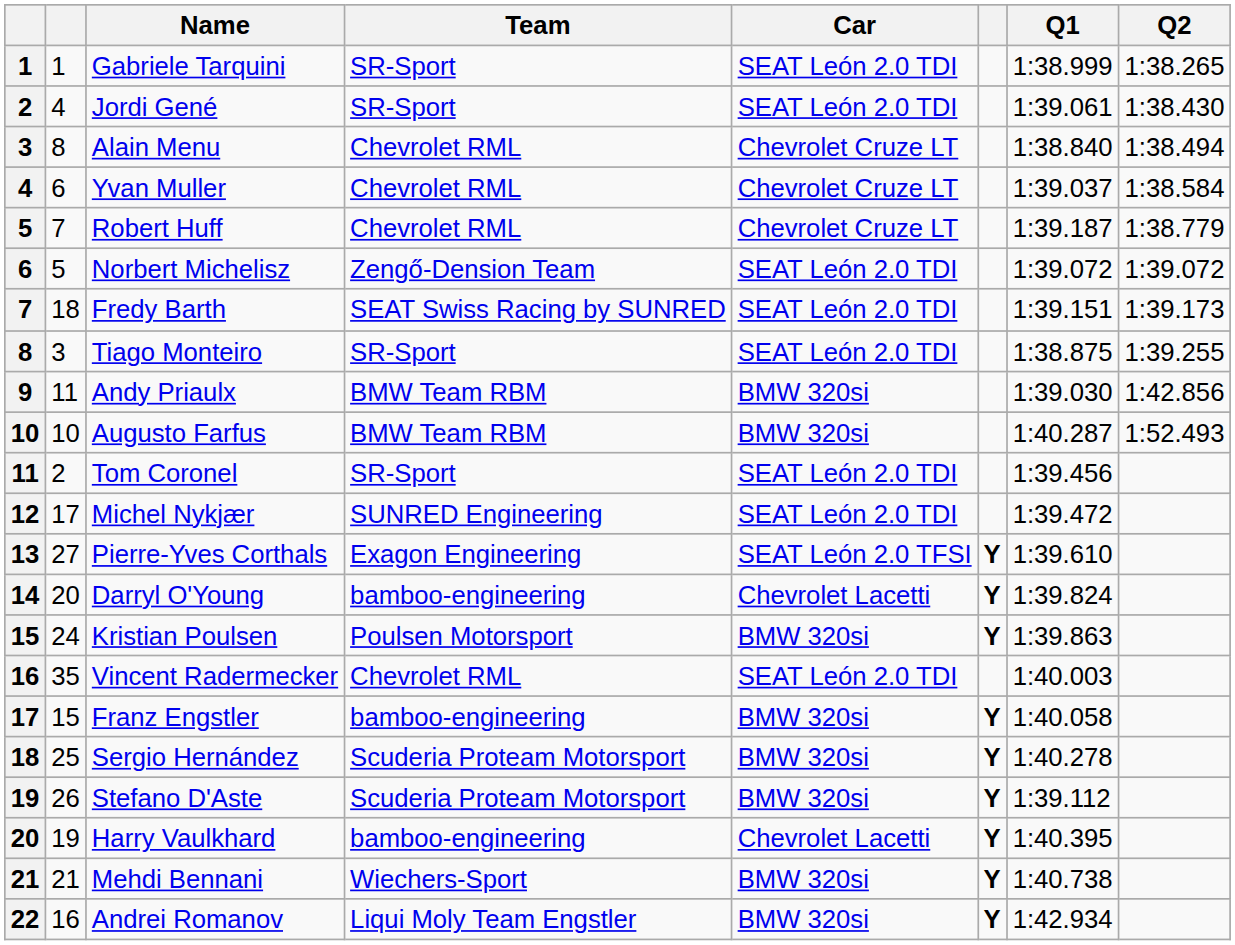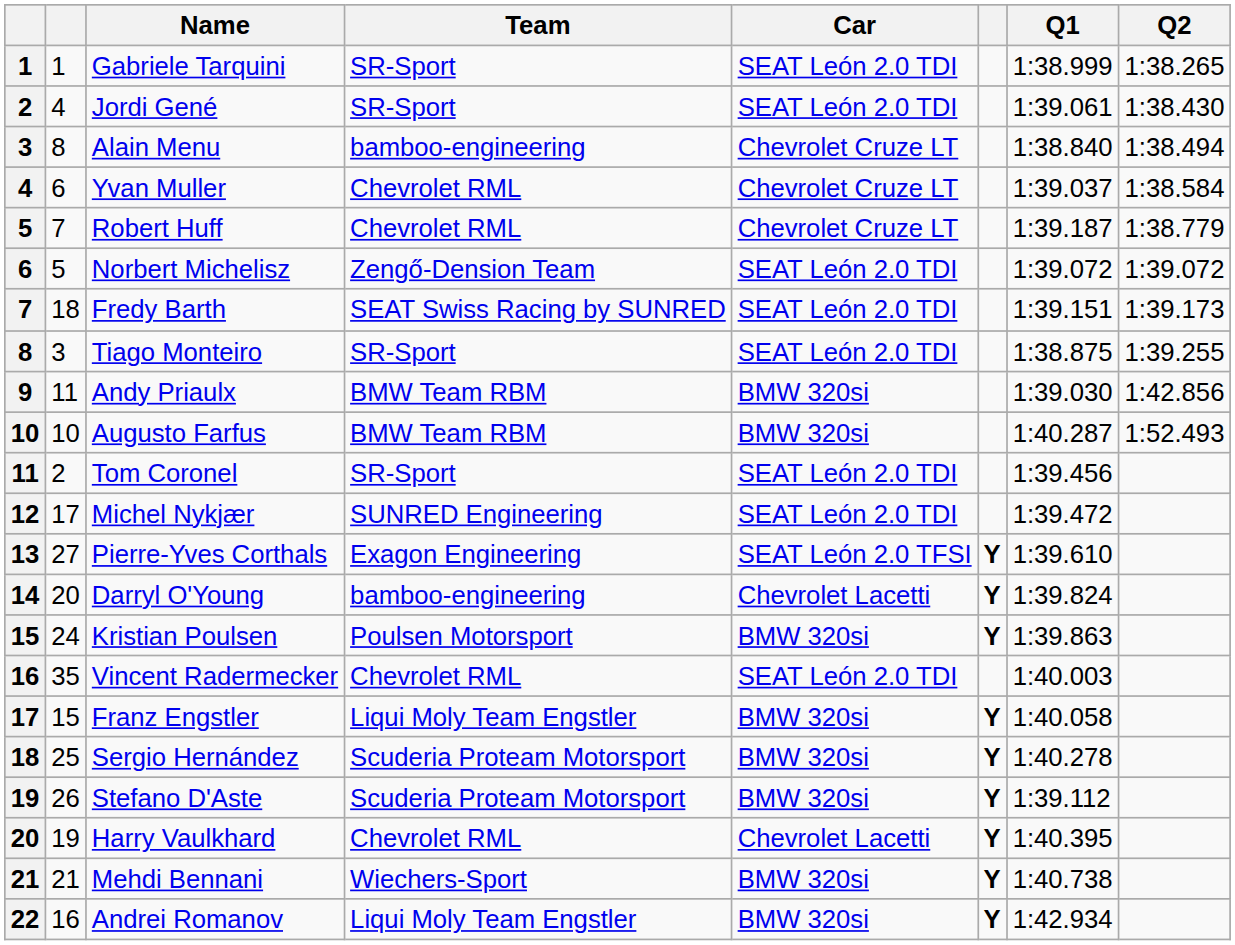(436, 147) Chevrolet RML -> (468, 147) bamboo-engineering
(468, 717) bamboo-engineering -> (493, 717) Liqui Moly Team Engstler
(468, 839) bamboo-engineering -> (436, 839) Chevrolet RML
